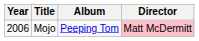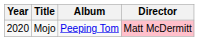(18, 28) 2006 -> (18, 28) 2020
